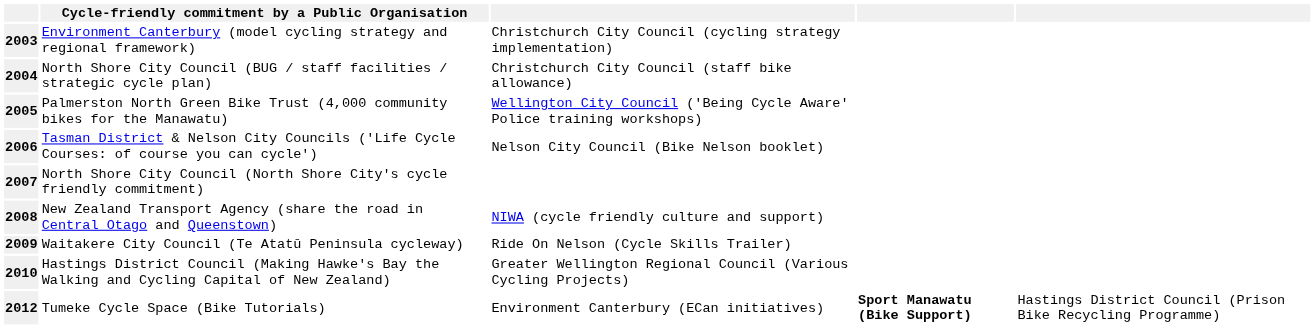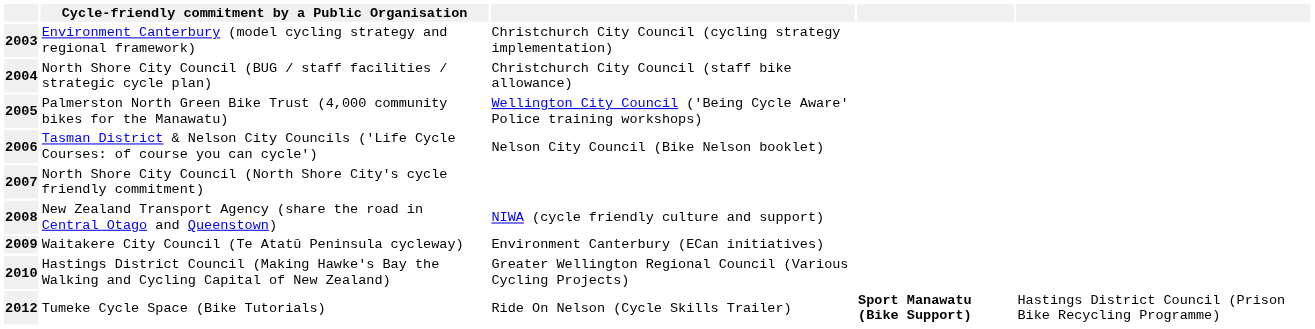(642, 245) Ride On Nelson (Cycle Skills Trailer) -> (658, 245) Environment Canterbury (ECan initiatives)
(658, 308) Environment Canterbury (ECan initiatives) -> (642, 308) Ride On Nelson (Cycle Skills Trailer)
